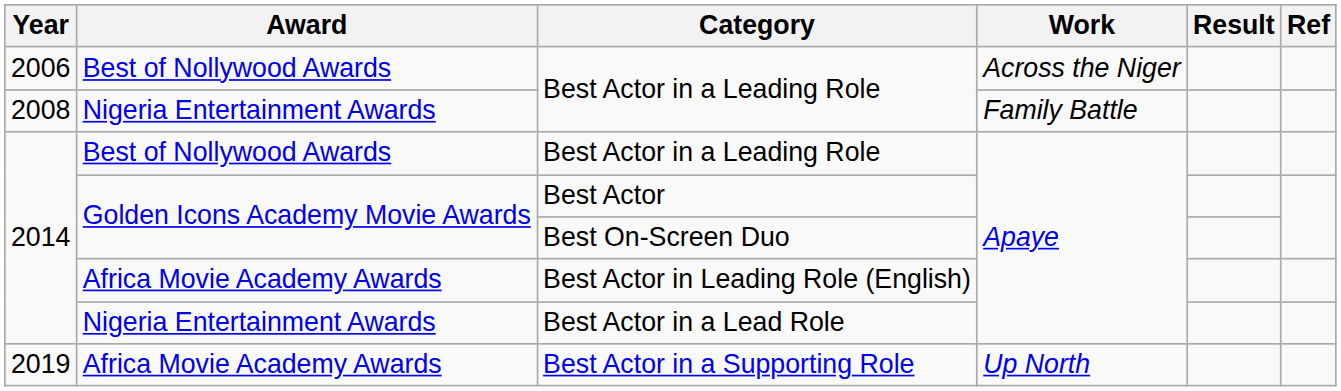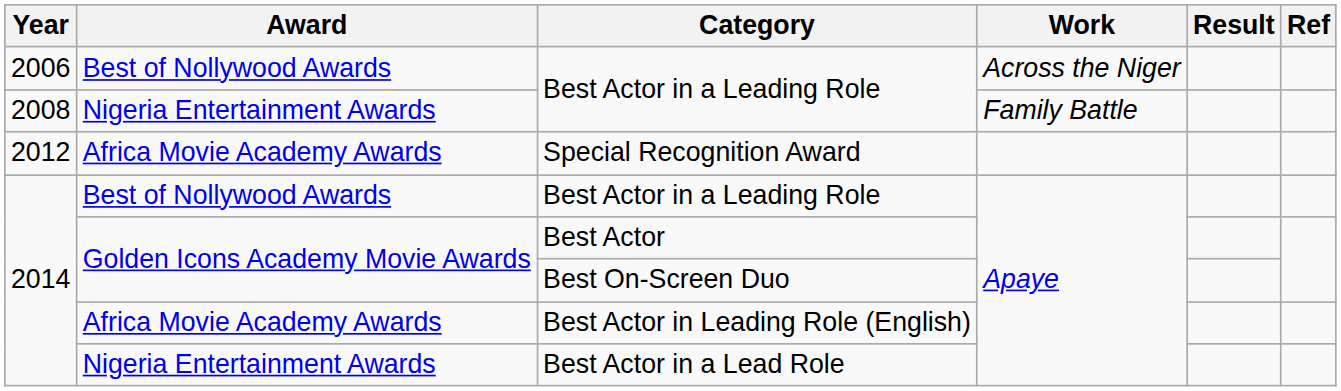+ row: (41, 152)
- row: (41, 364)
